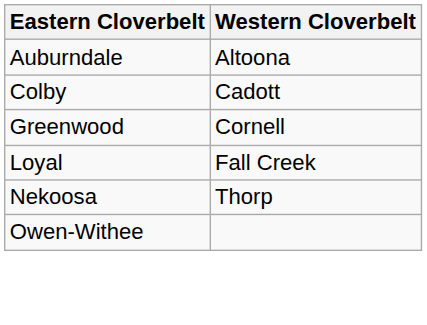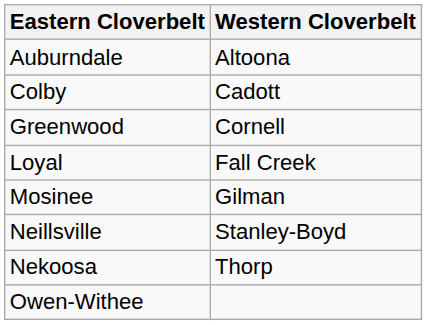+ row: (52, 197)
+ row: (56, 232)
